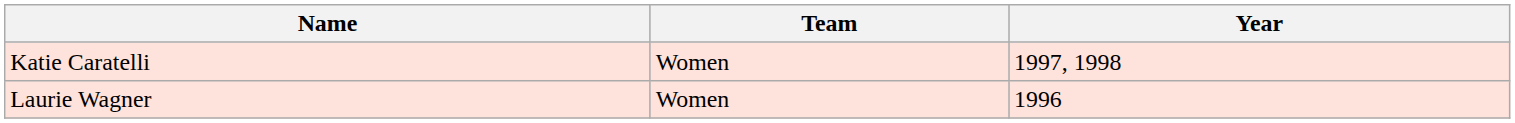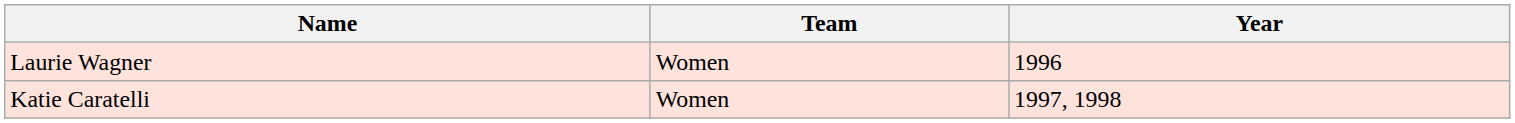rows swapped: (80, 61) <-> (81, 99)
